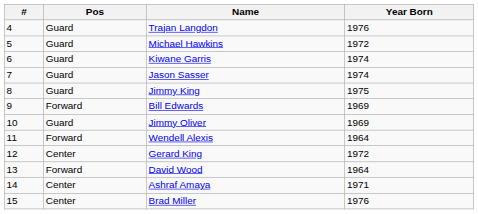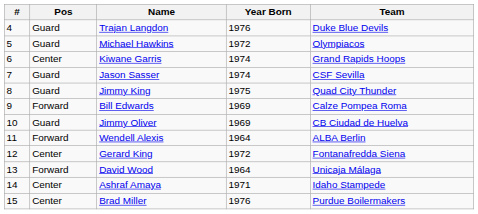+ column: (392, 12)
(60, 59) Guard -> (47, 59) Center
